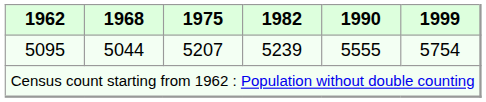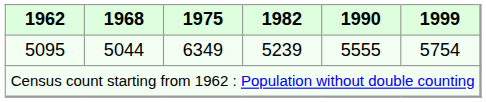(203, 50) 5207 -> (203, 50) 6349
